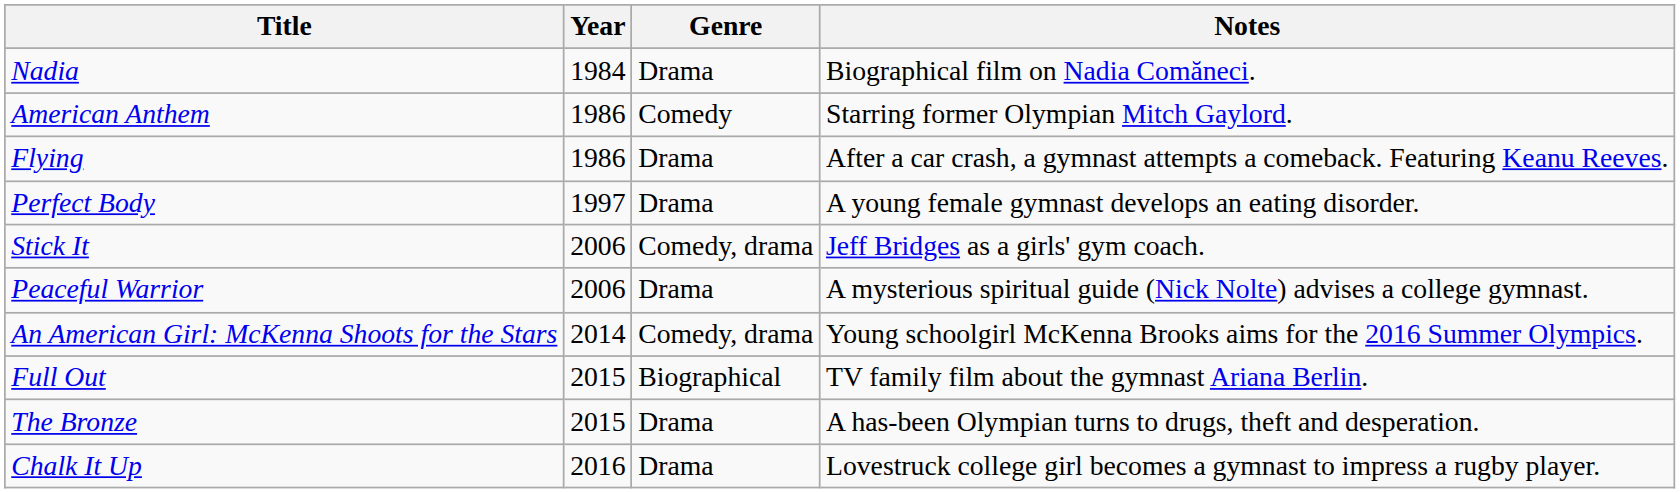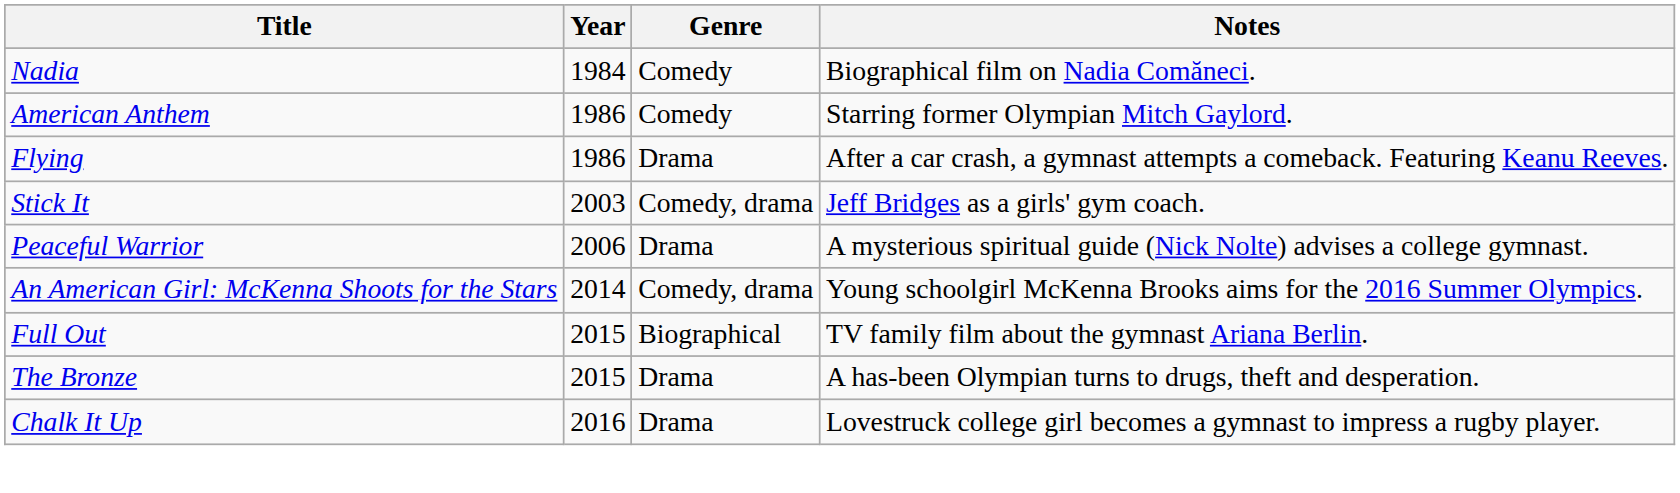(676, 70) Drama -> (685, 70) Comedy
- row: (83, 202)
(598, 245) 2006 -> (598, 202) 2003
